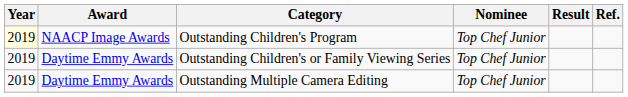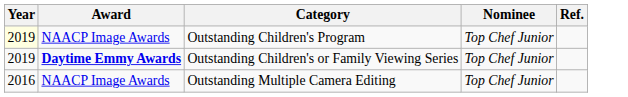- column: (571, 15)
(107, 59) normal -> (111, 59) bold
(21, 80) 2019 -> (21, 80) 2016
(107, 80) Daytime Emmy Awards -> (106, 80) NAACP Image Awards
